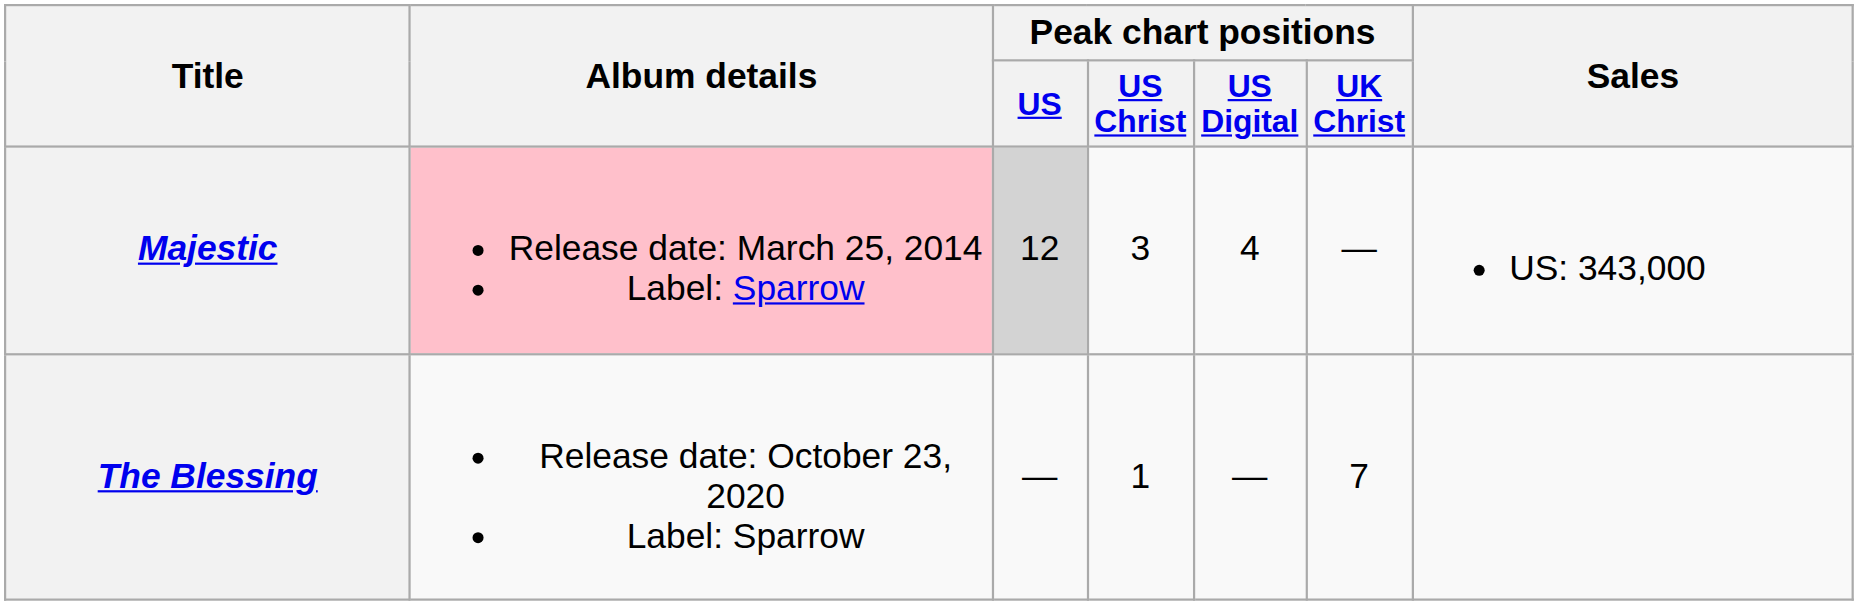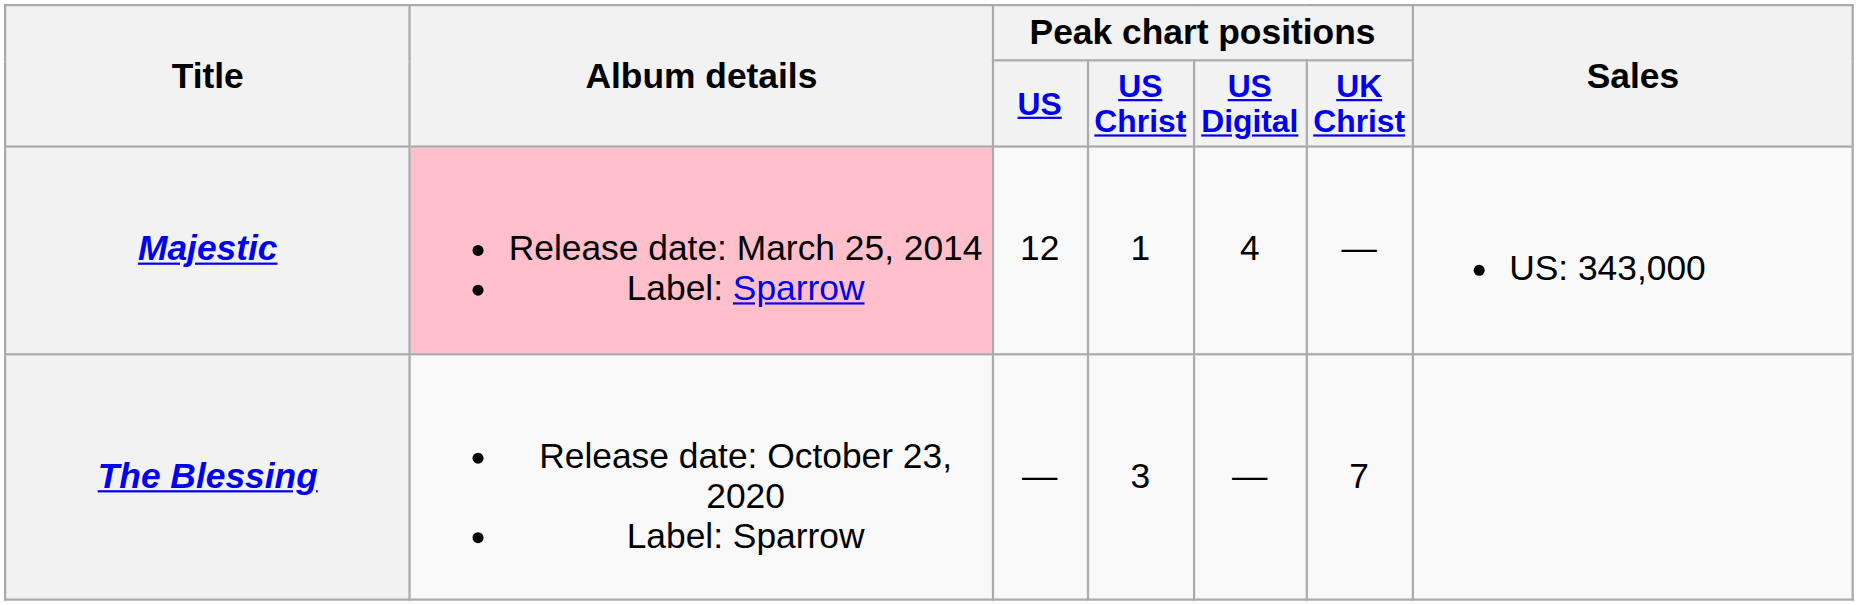(1040, 249) lightgrey background -> (1040, 249) no background
(1140, 249) 3 -> (1140, 249) 1
(1140, 475) 1 -> (1140, 475) 3
